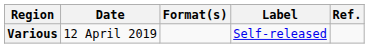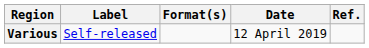columns swapped: (110, 14) <-> (280, 14)
